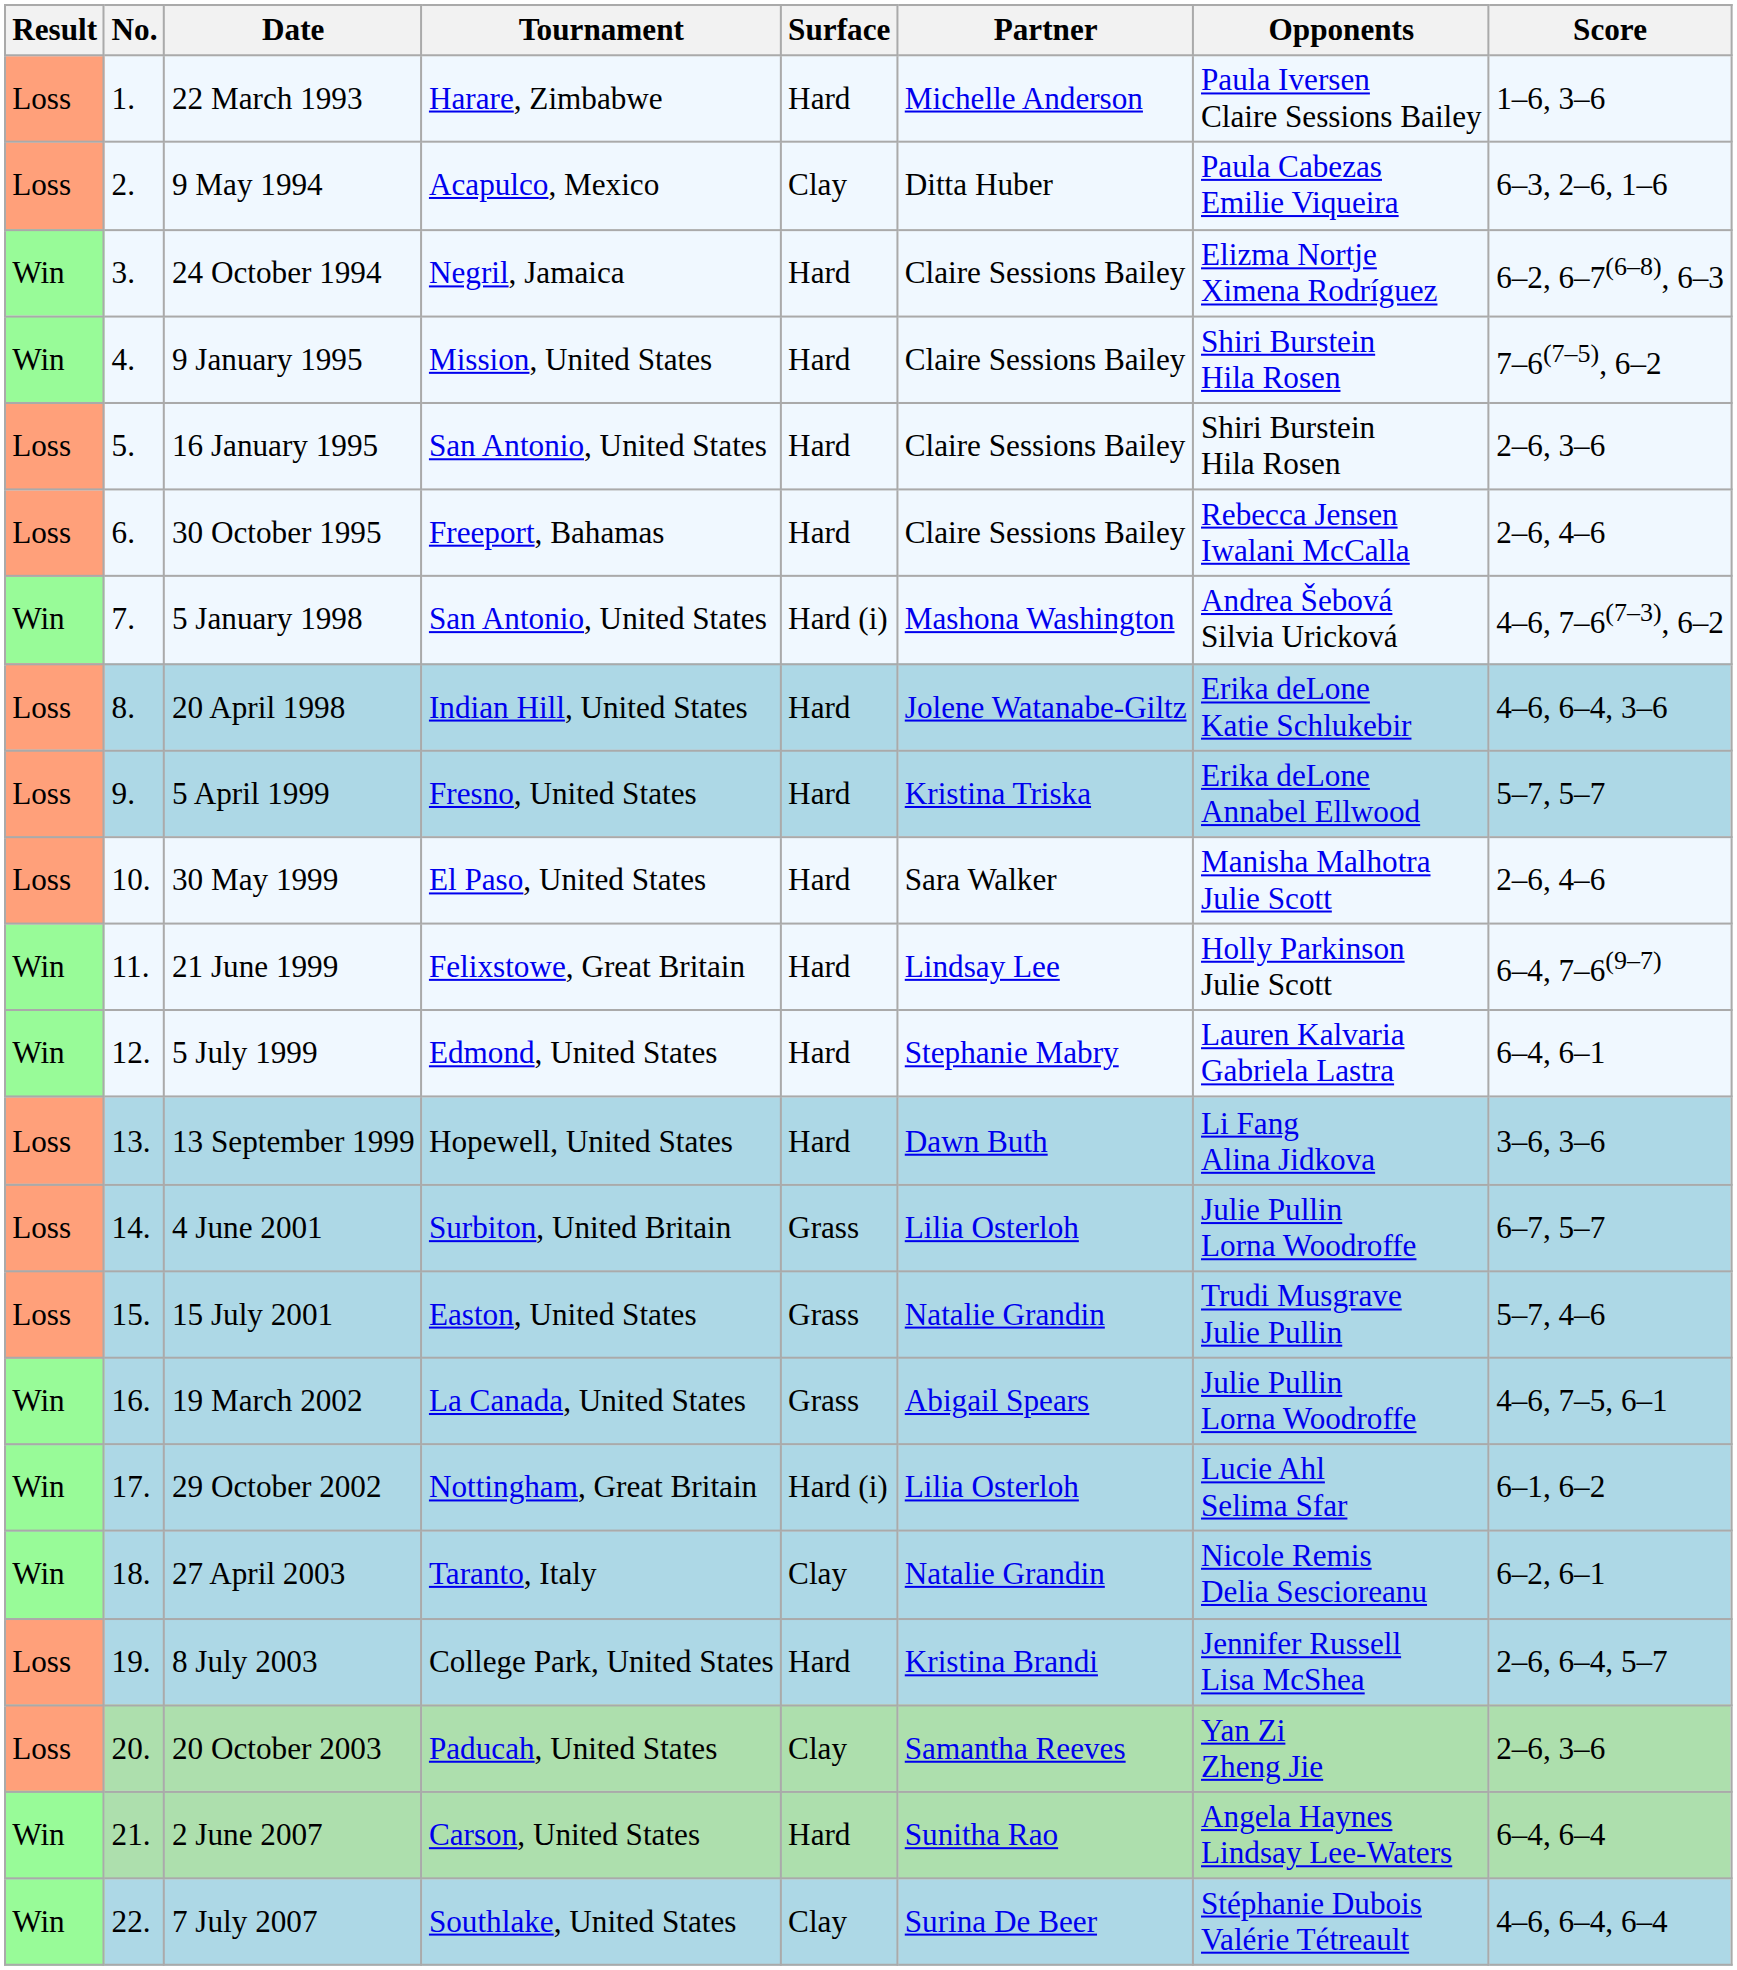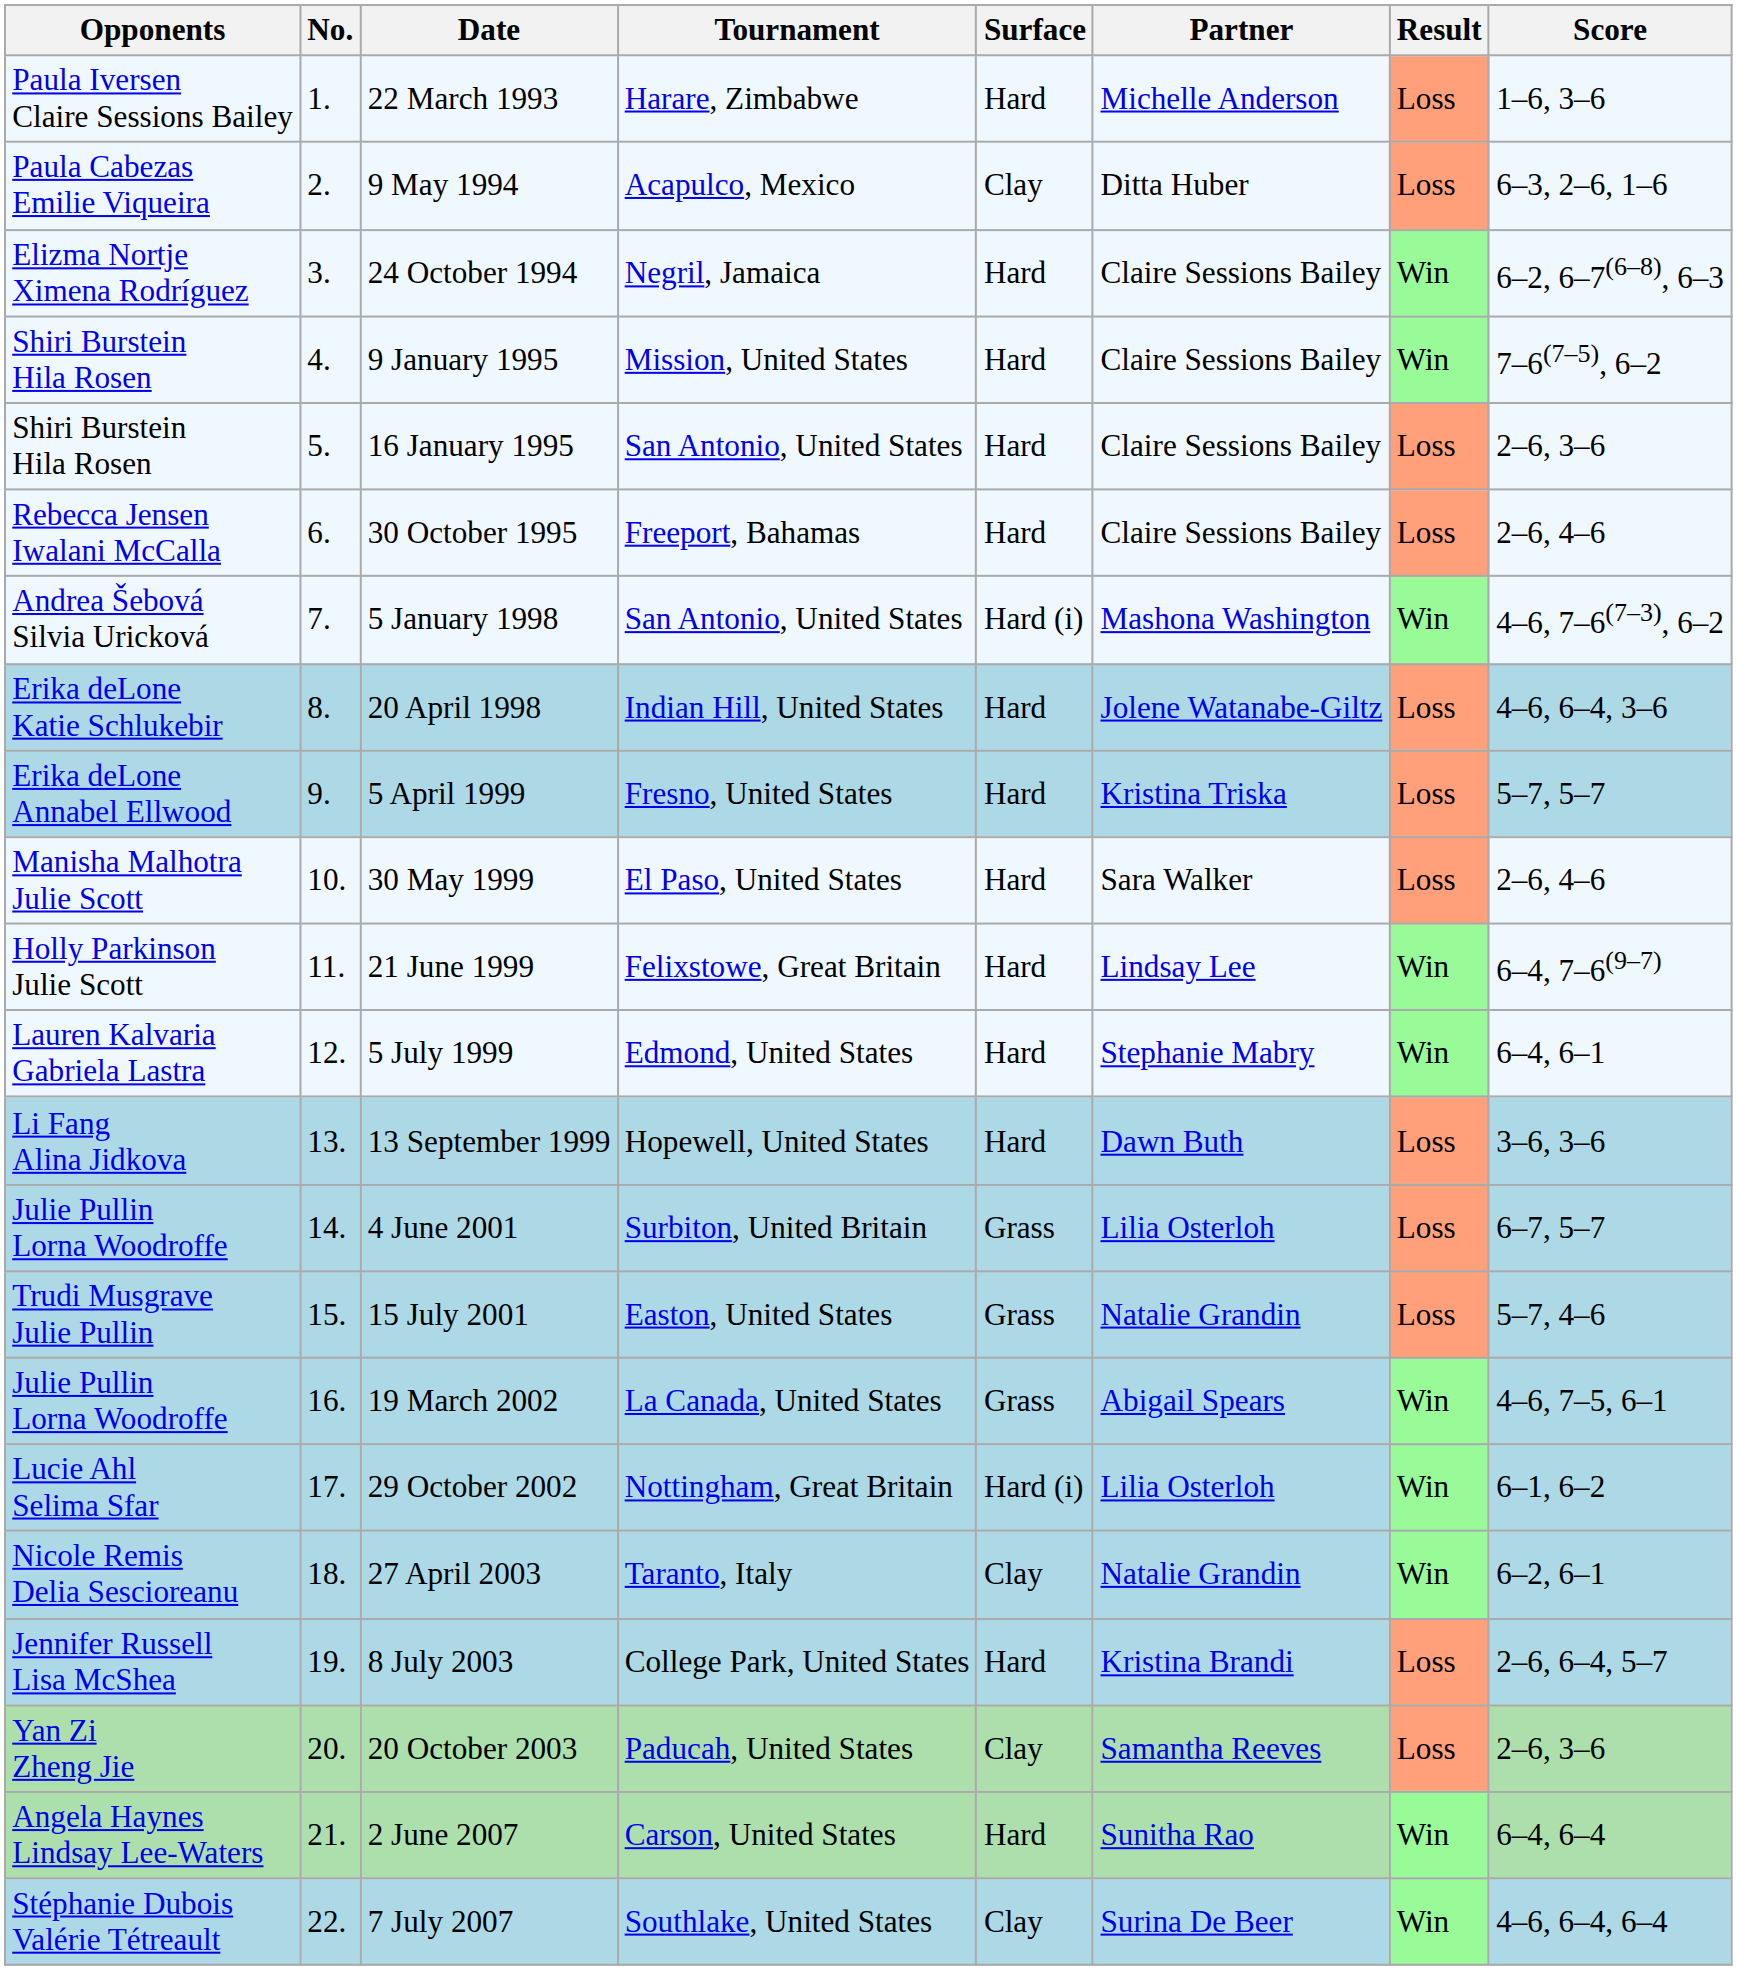columns swapped: (55, 29) <-> (1341, 29)
